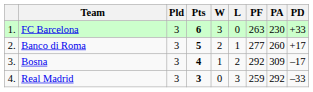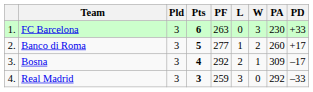columns swapped: (220, 12) <-> (257, 12)
